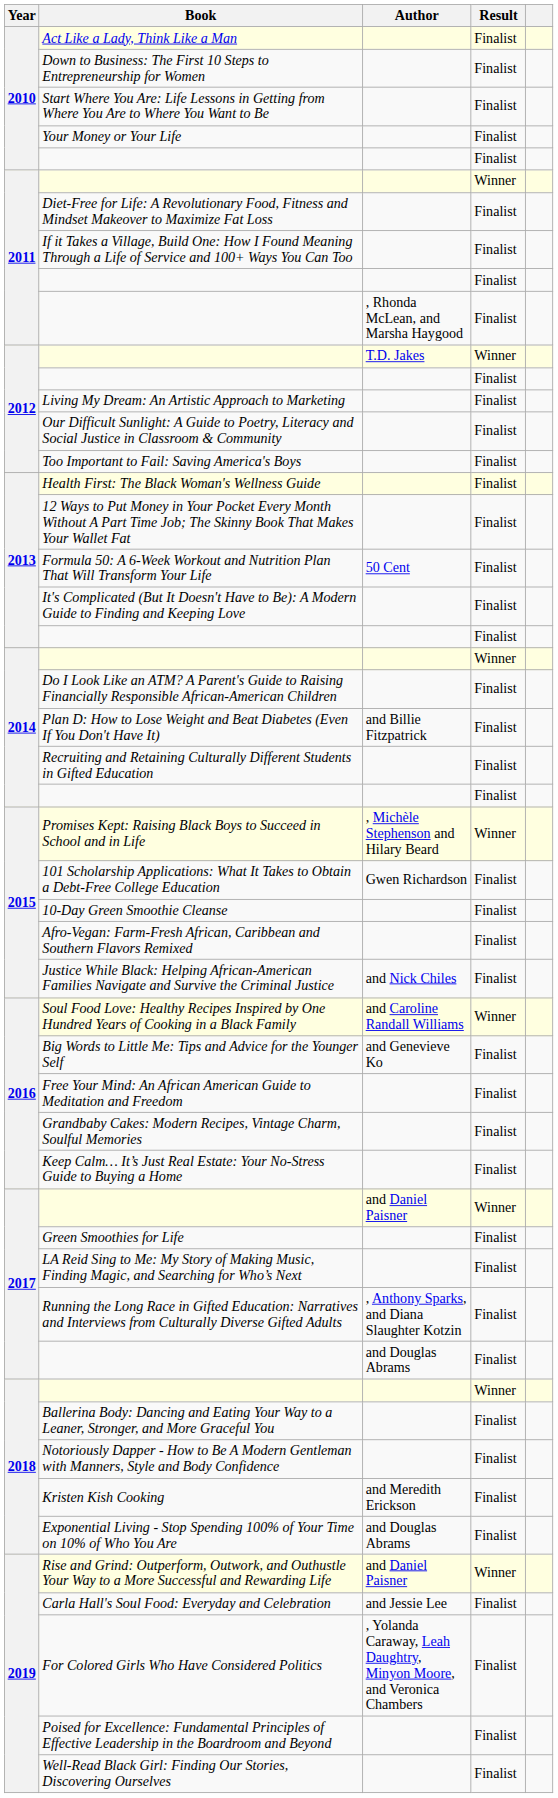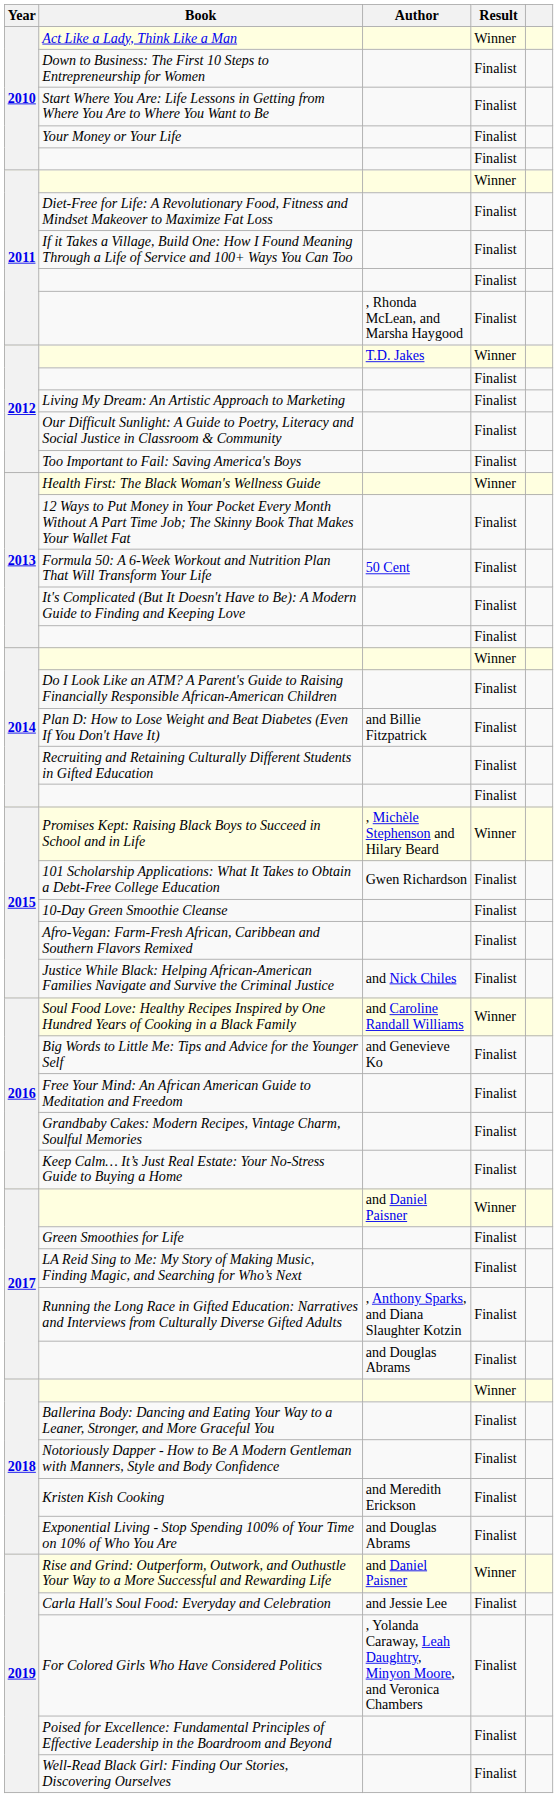(495, 37) Finalist -> (495, 37) Winner
(495, 483) Finalist -> (495, 483) Winner
